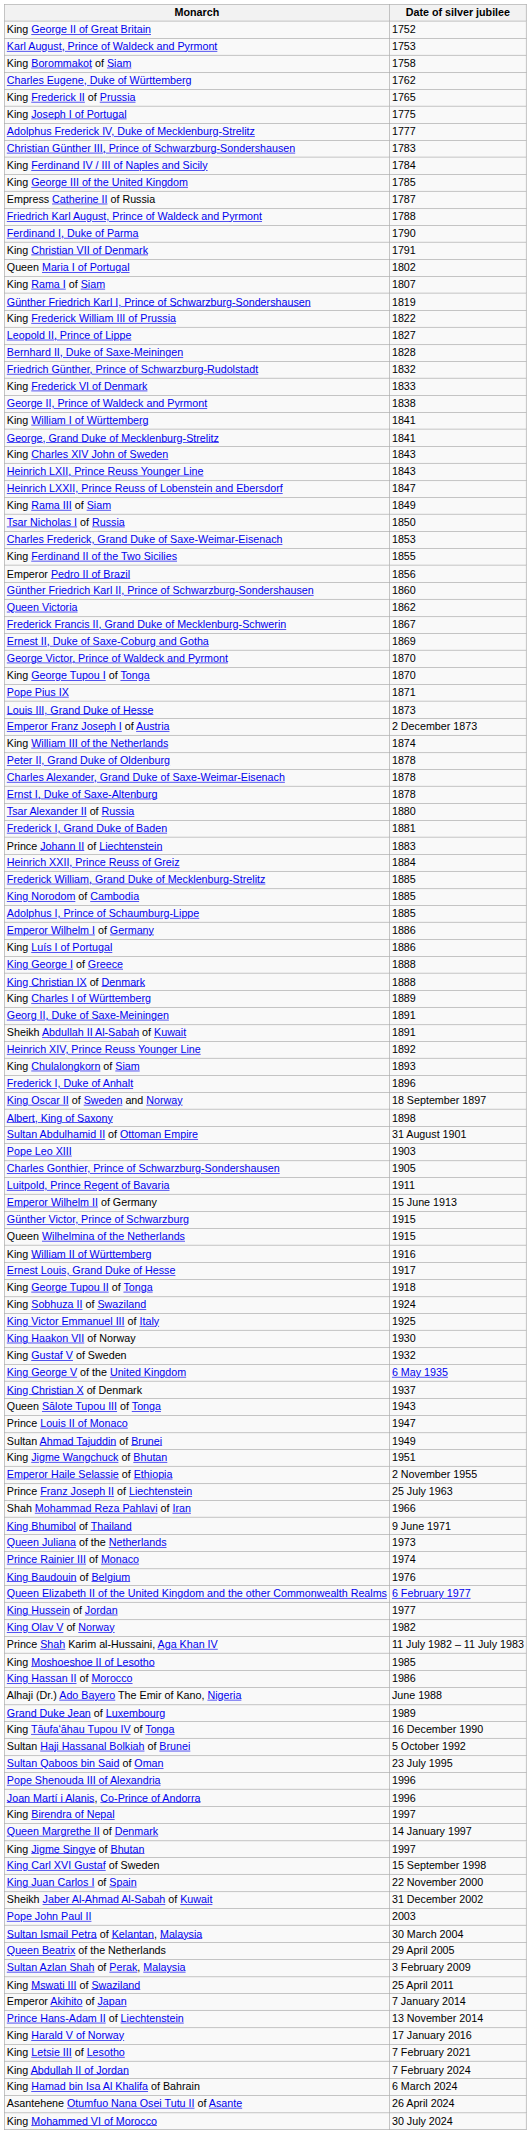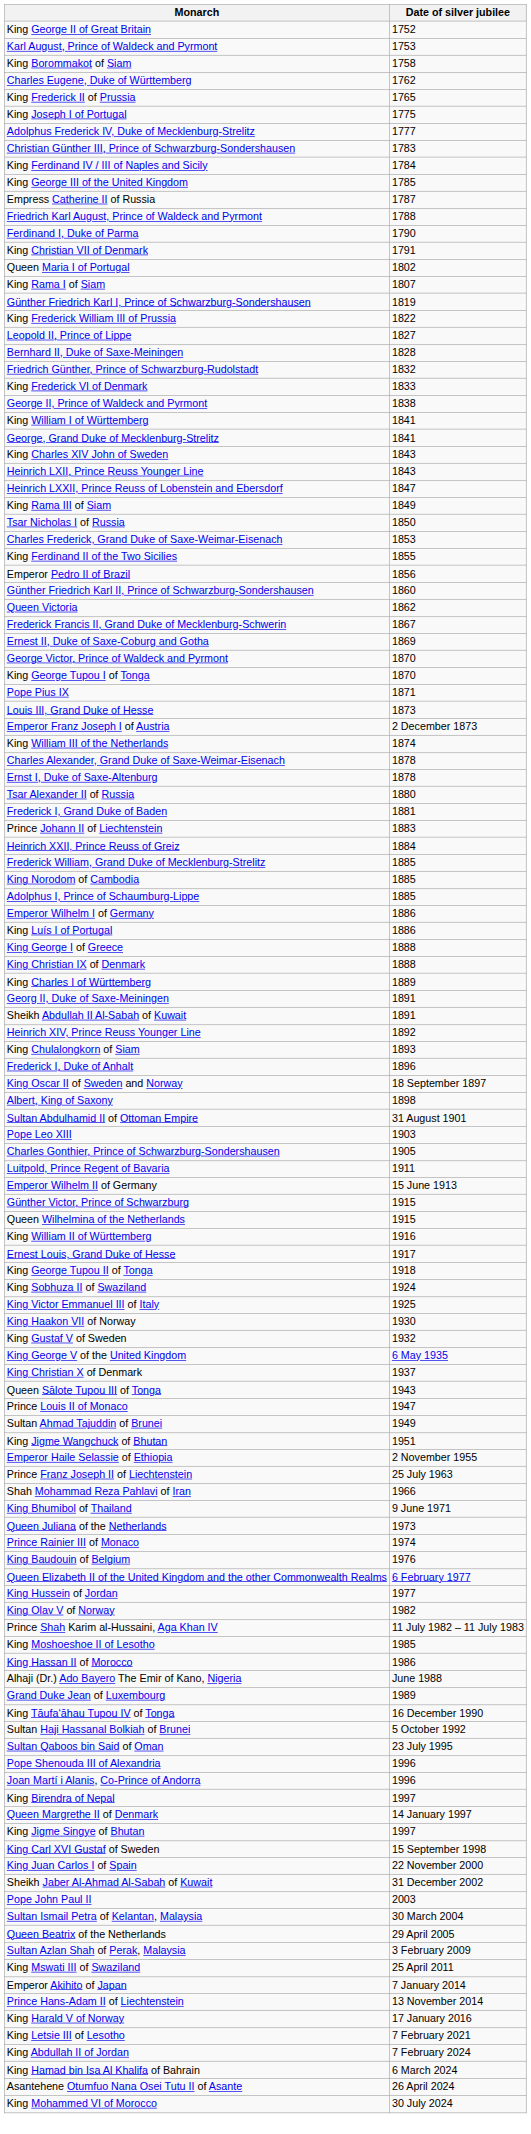- row: (88, 761)
